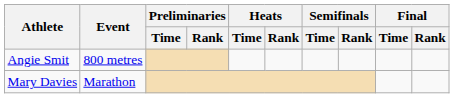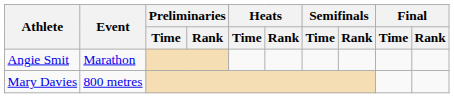(113, 60) 800 metres -> (109, 60) Marathon
(109, 82) Marathon -> (113, 82) 800 metres
